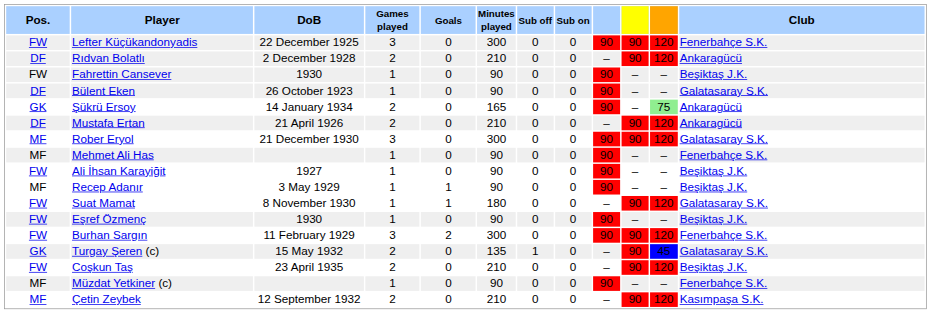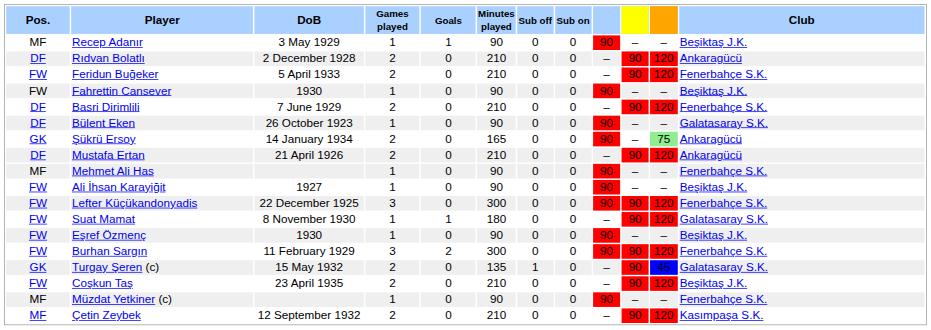rows swapped: (107, 187) <-> (135, 42)
+ row: (115, 74)
+ row: (106, 107)
- row: (103, 139)
